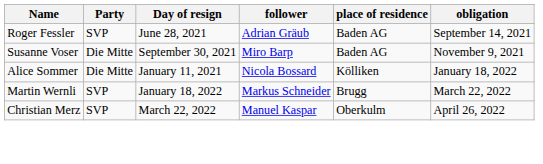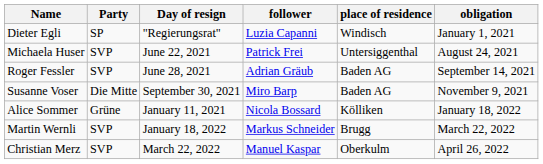+ row: (34, 33)
+ row: (46, 52)
(110, 71) Die Mitte -> (105, 110) Grüne
